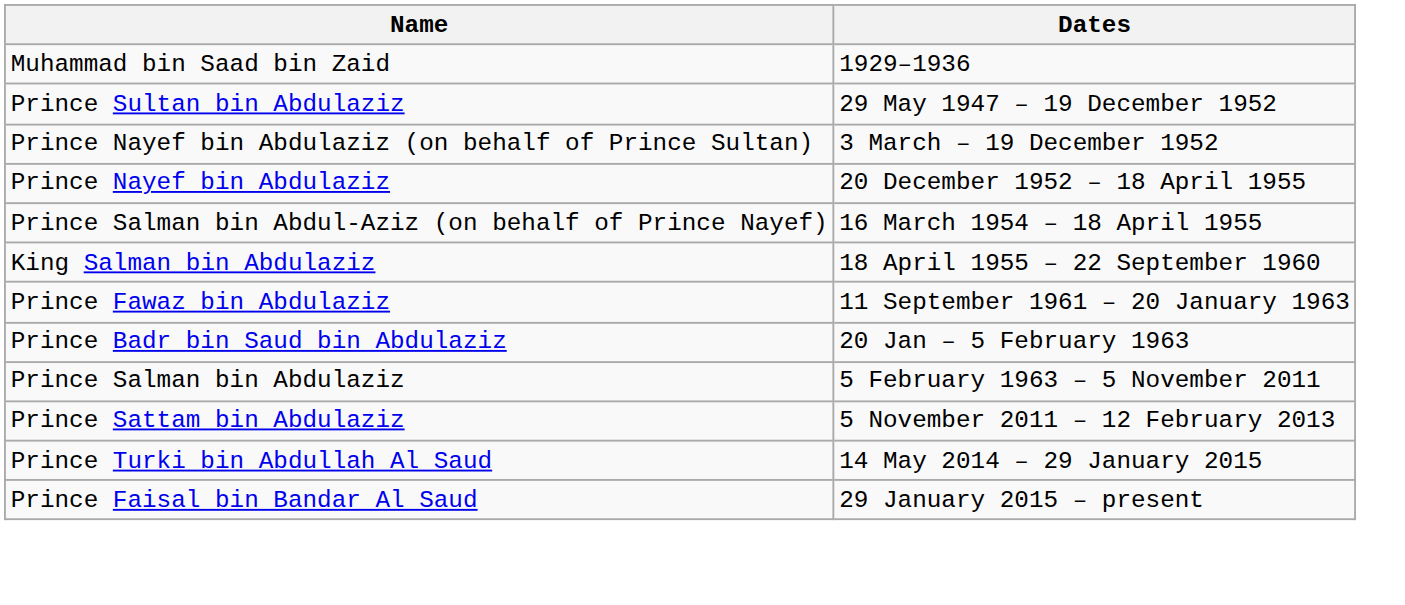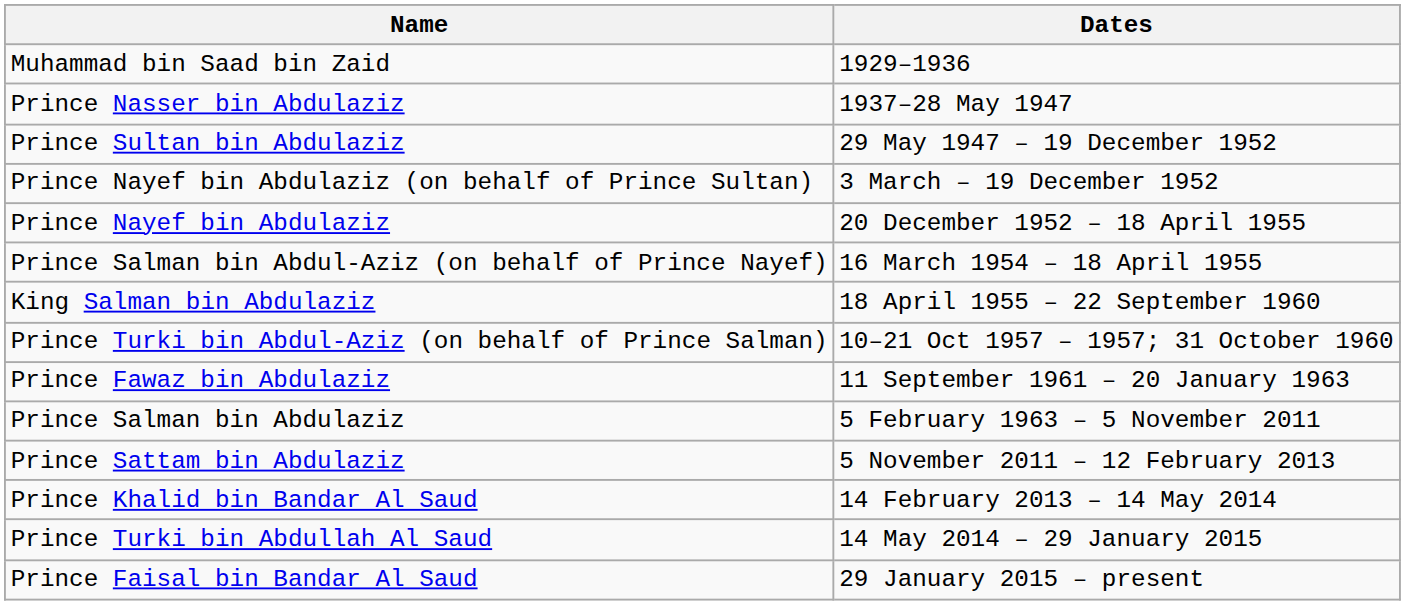+ row: (208, 104)
+ row: (419, 342)
- row: (259, 342)
+ row: (244, 500)
